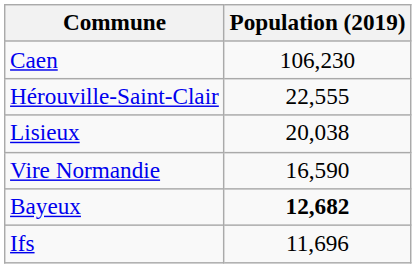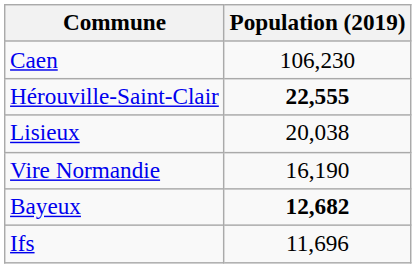(317, 96) normal -> (317, 96) bold
(317, 170) 16,590 -> (317, 170) 16,190
